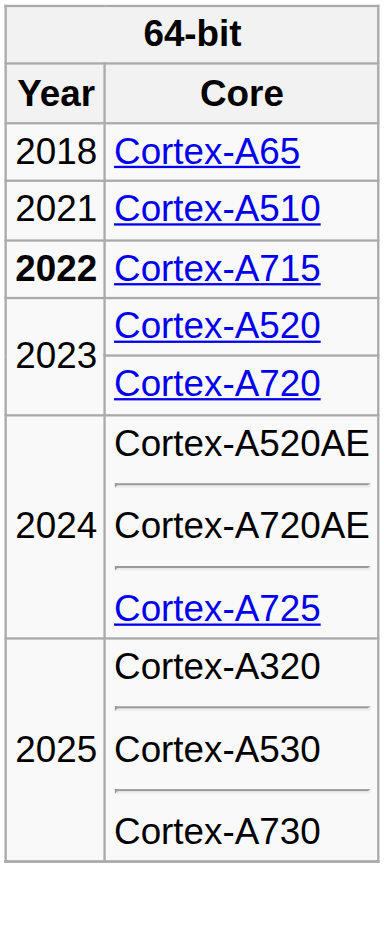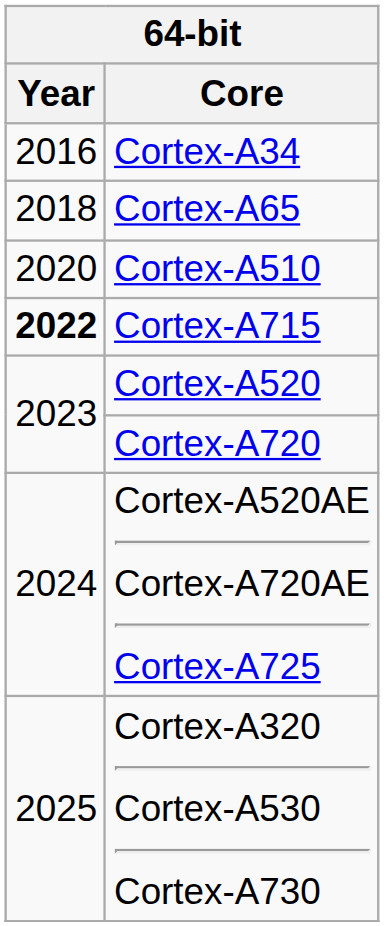+ row: (207, 151)
(56, 209) 2021 -> (56, 267) 2020
